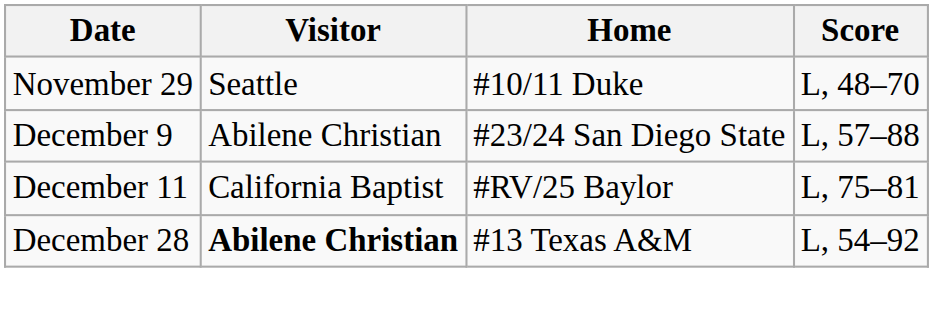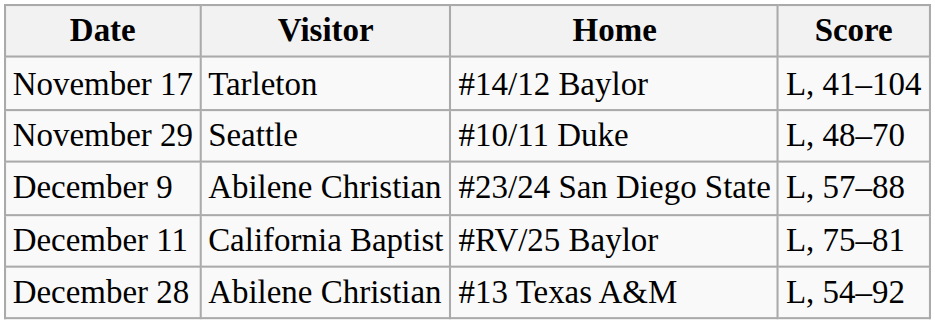+ row: (103, 82)
(333, 239) bold -> (325, 291) normal
